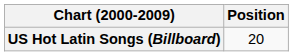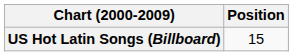(256, 39) 20 -> (256, 39) 15
